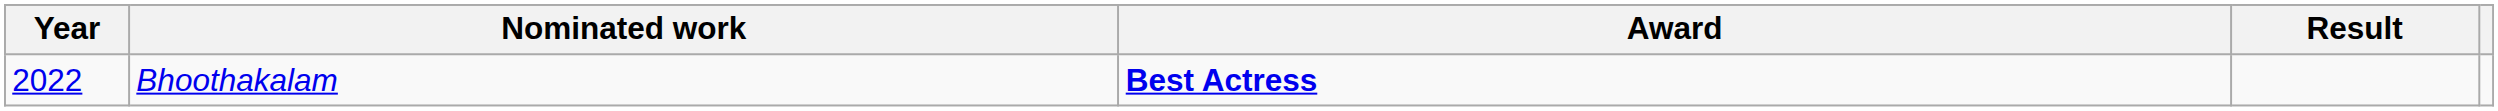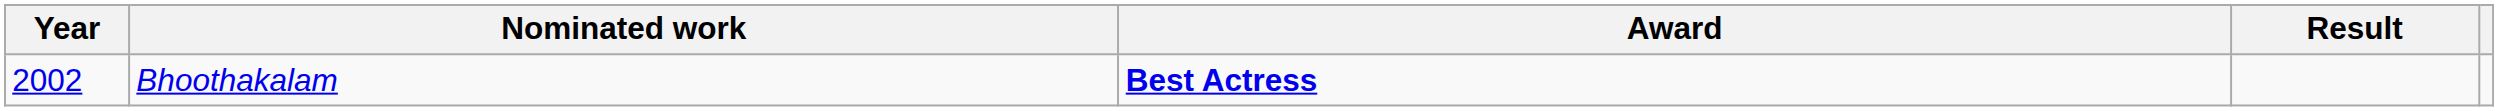(47, 79) 2022 -> (47, 79) 2002
